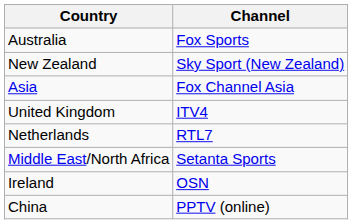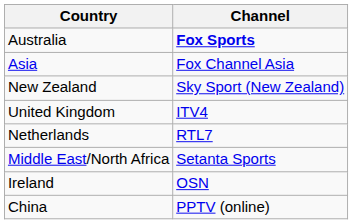(213, 40) normal -> (215, 40) bold
rows swapped: (52, 64) <-> (23, 87)
